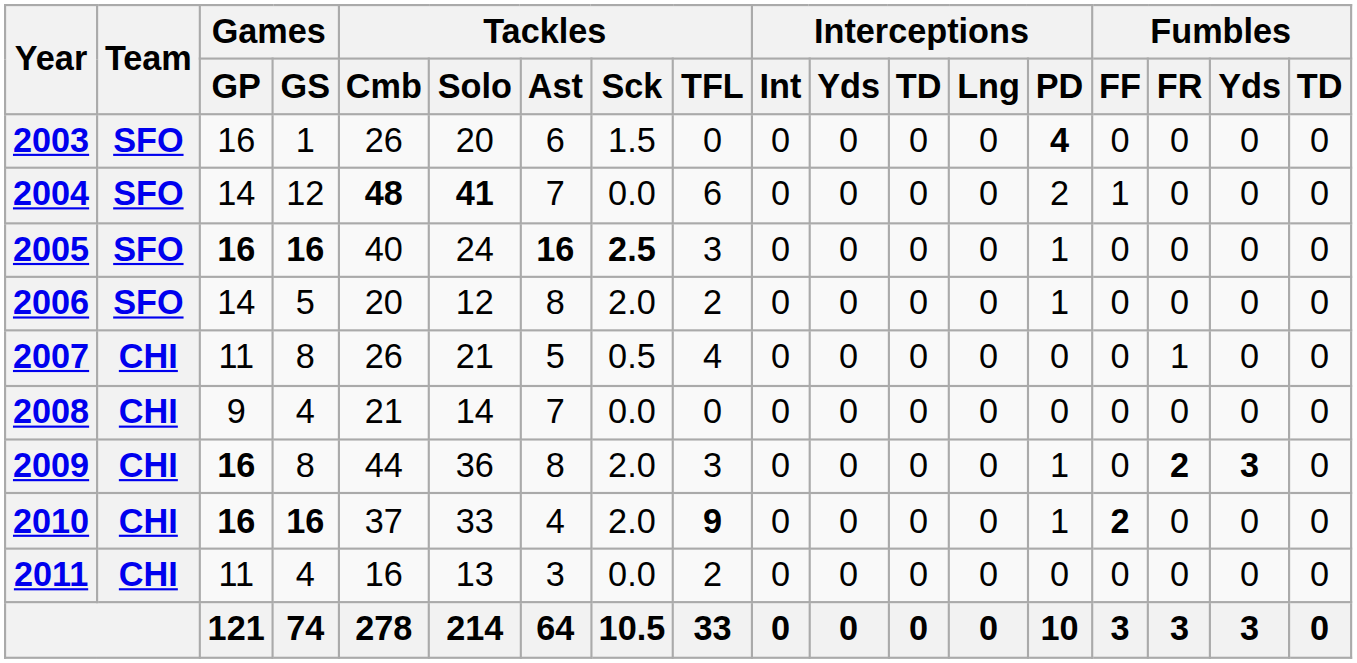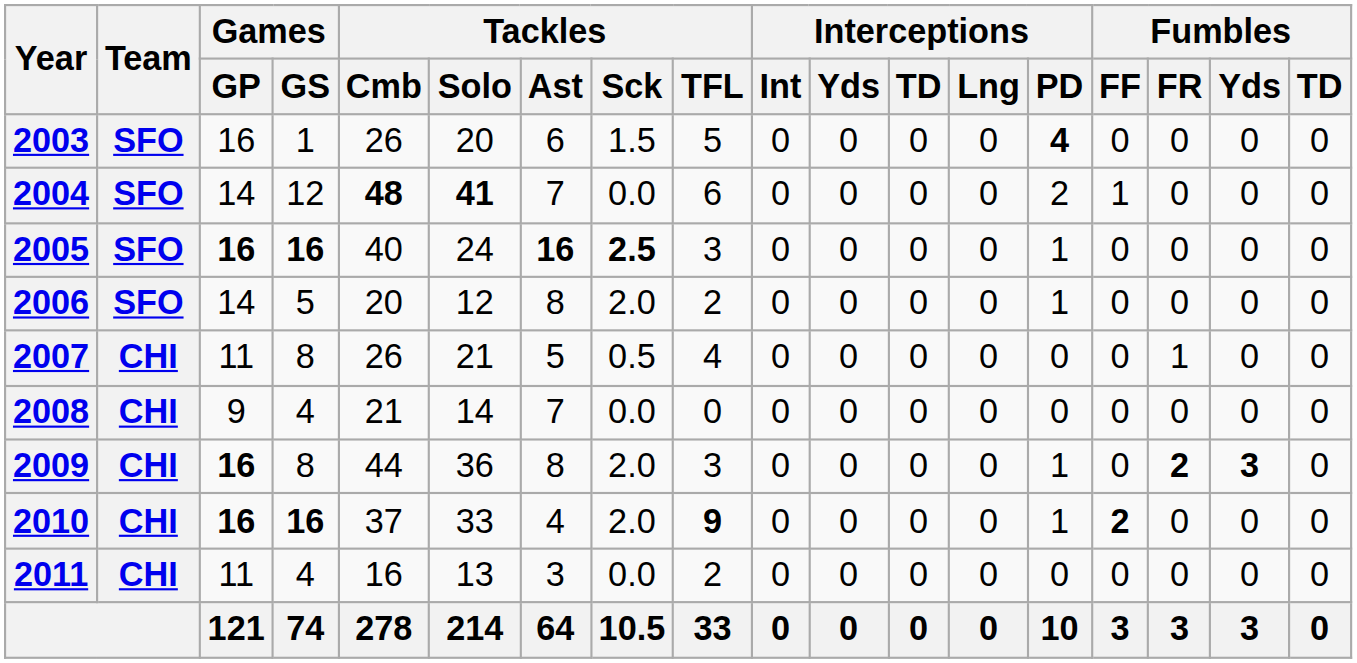(712, 140) 0 -> (712, 140) 5
